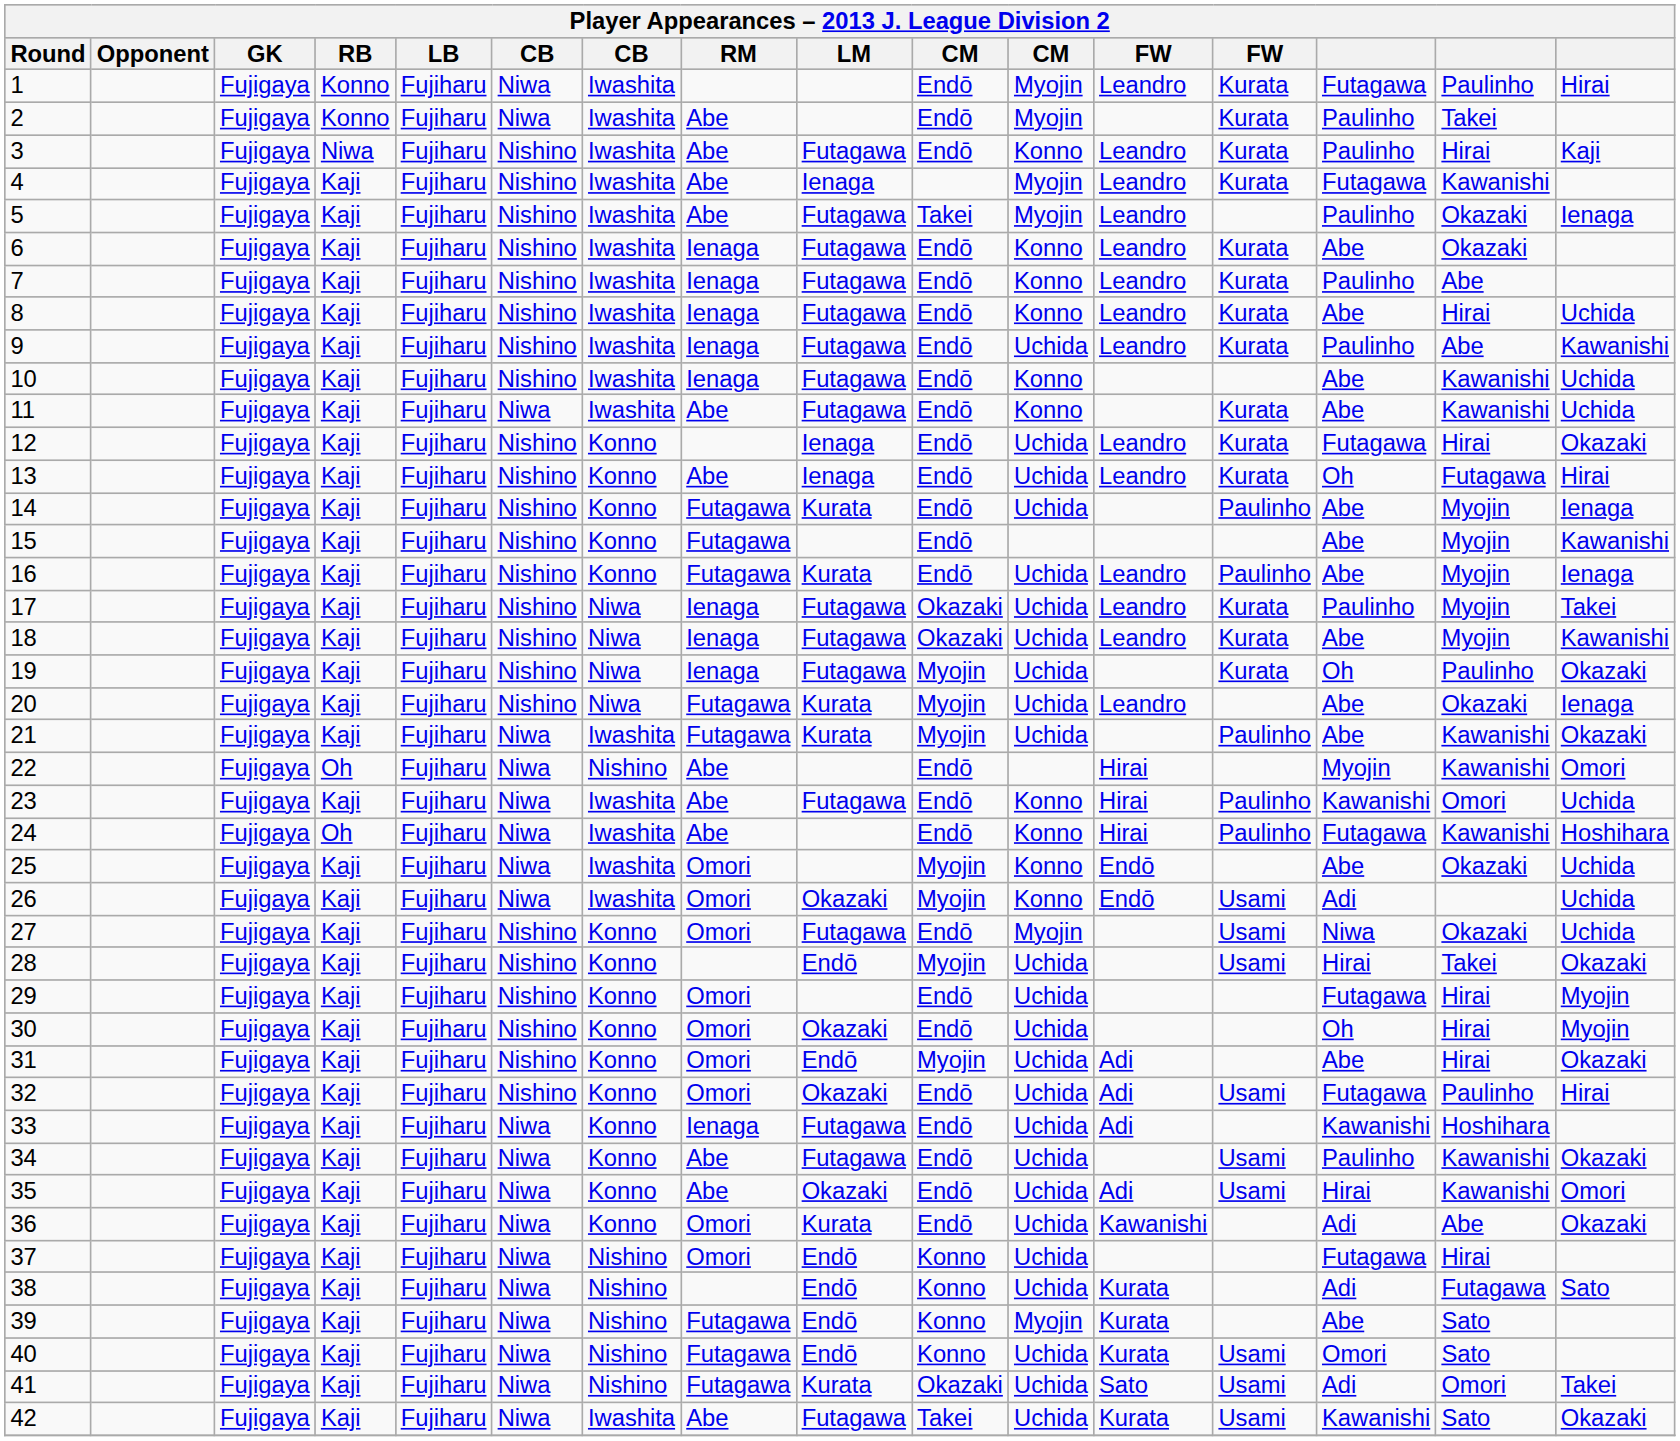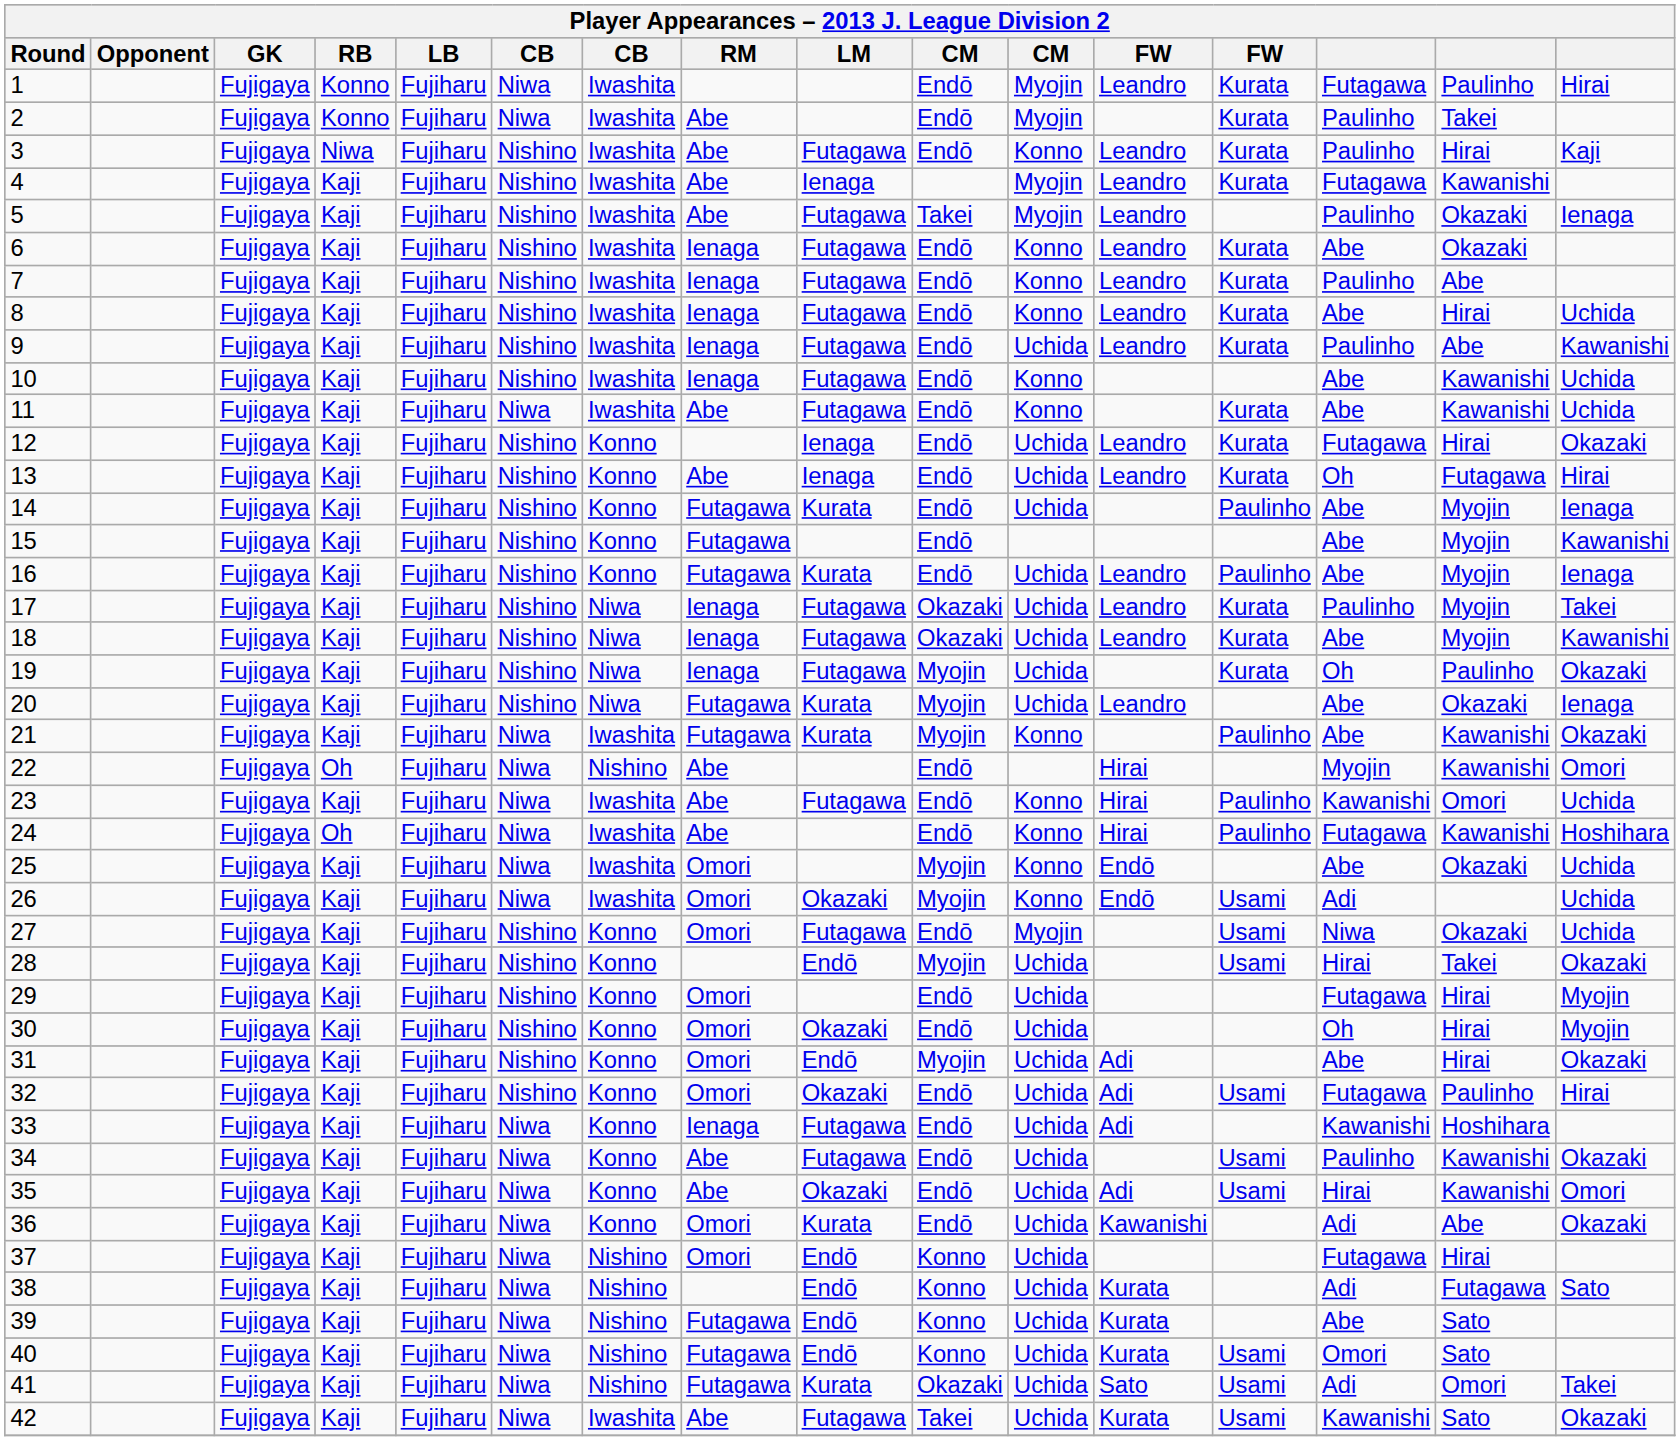(1051, 736) Uchida -> (1048, 736) Konno
(1048, 1321) Myojin -> (1051, 1321) Uchida
